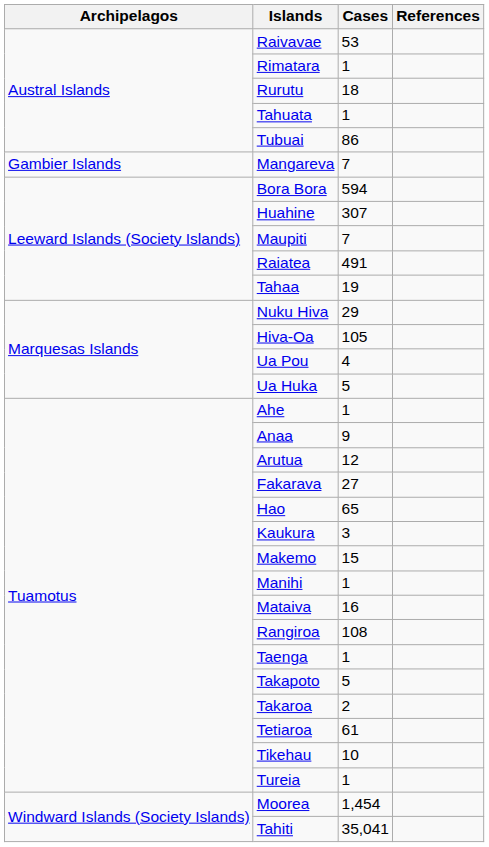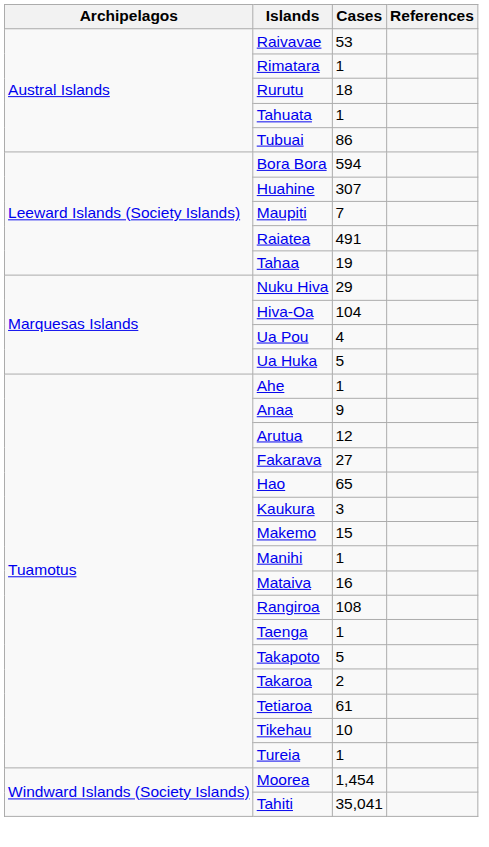- row: (296, 164)
(354, 336) 105 -> (348, 312) 104
